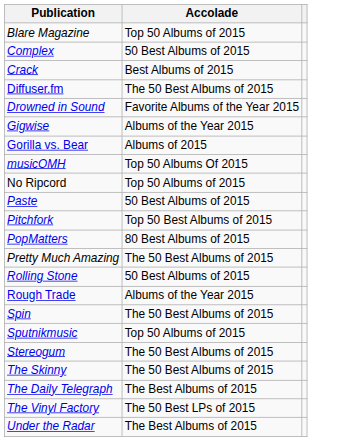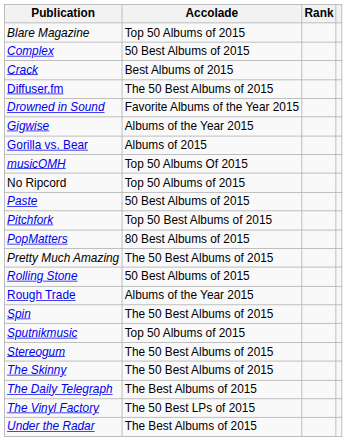+ column: (319, 13)
